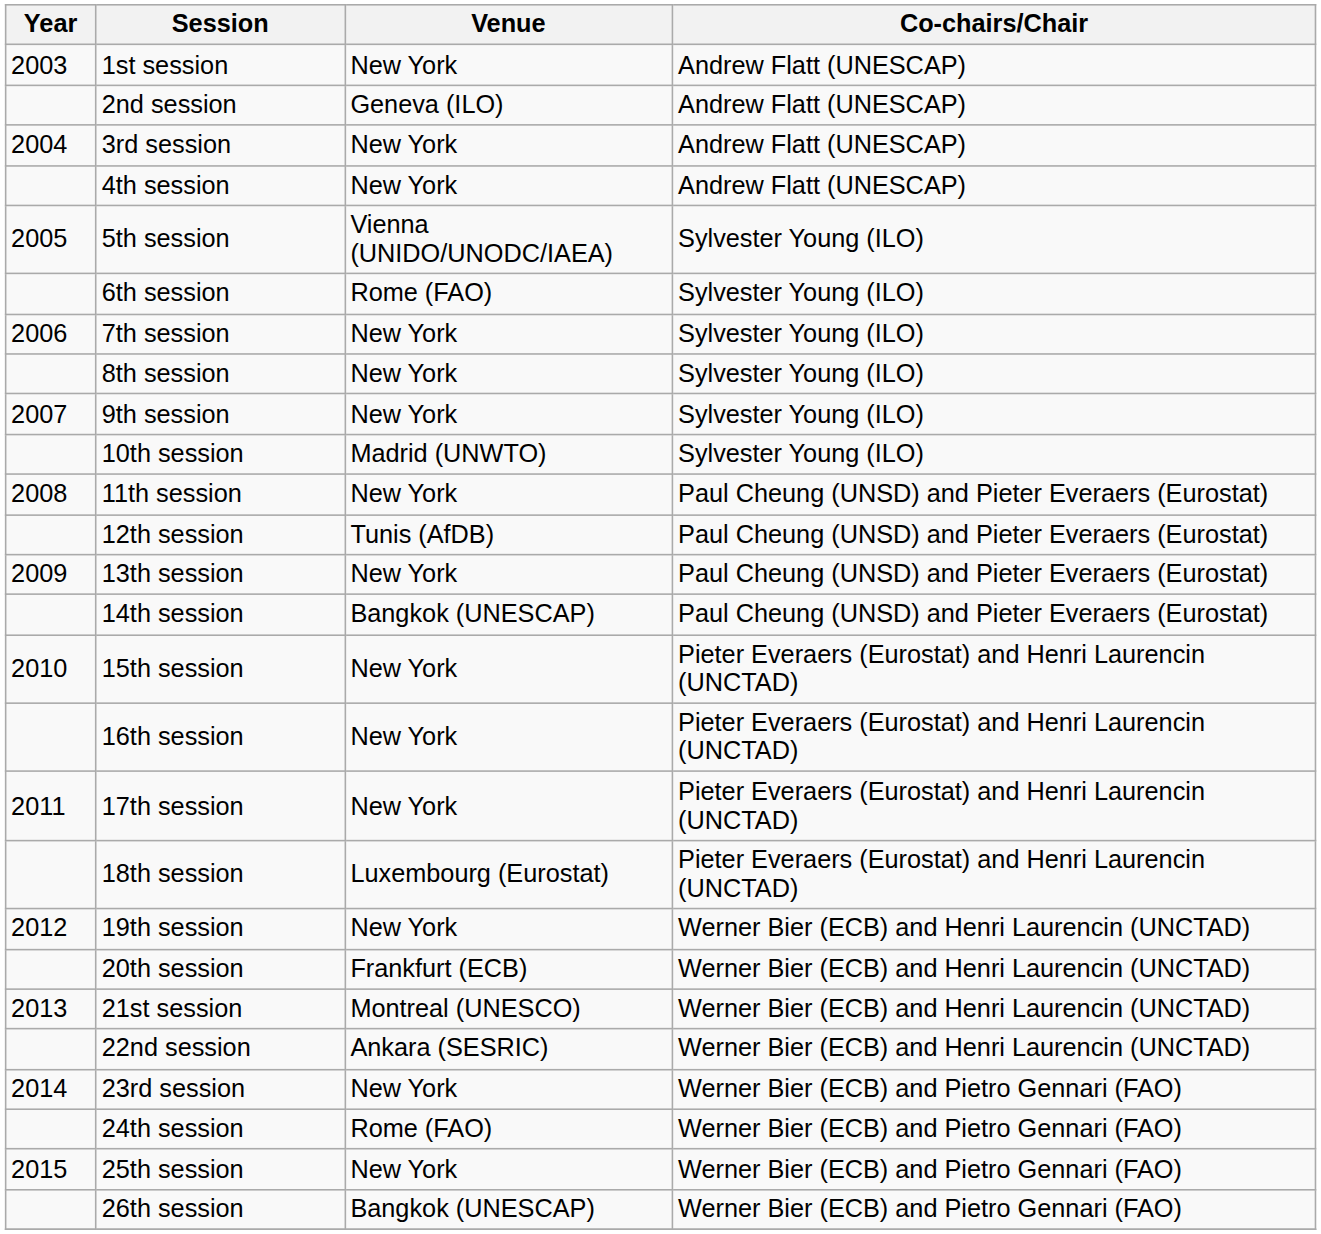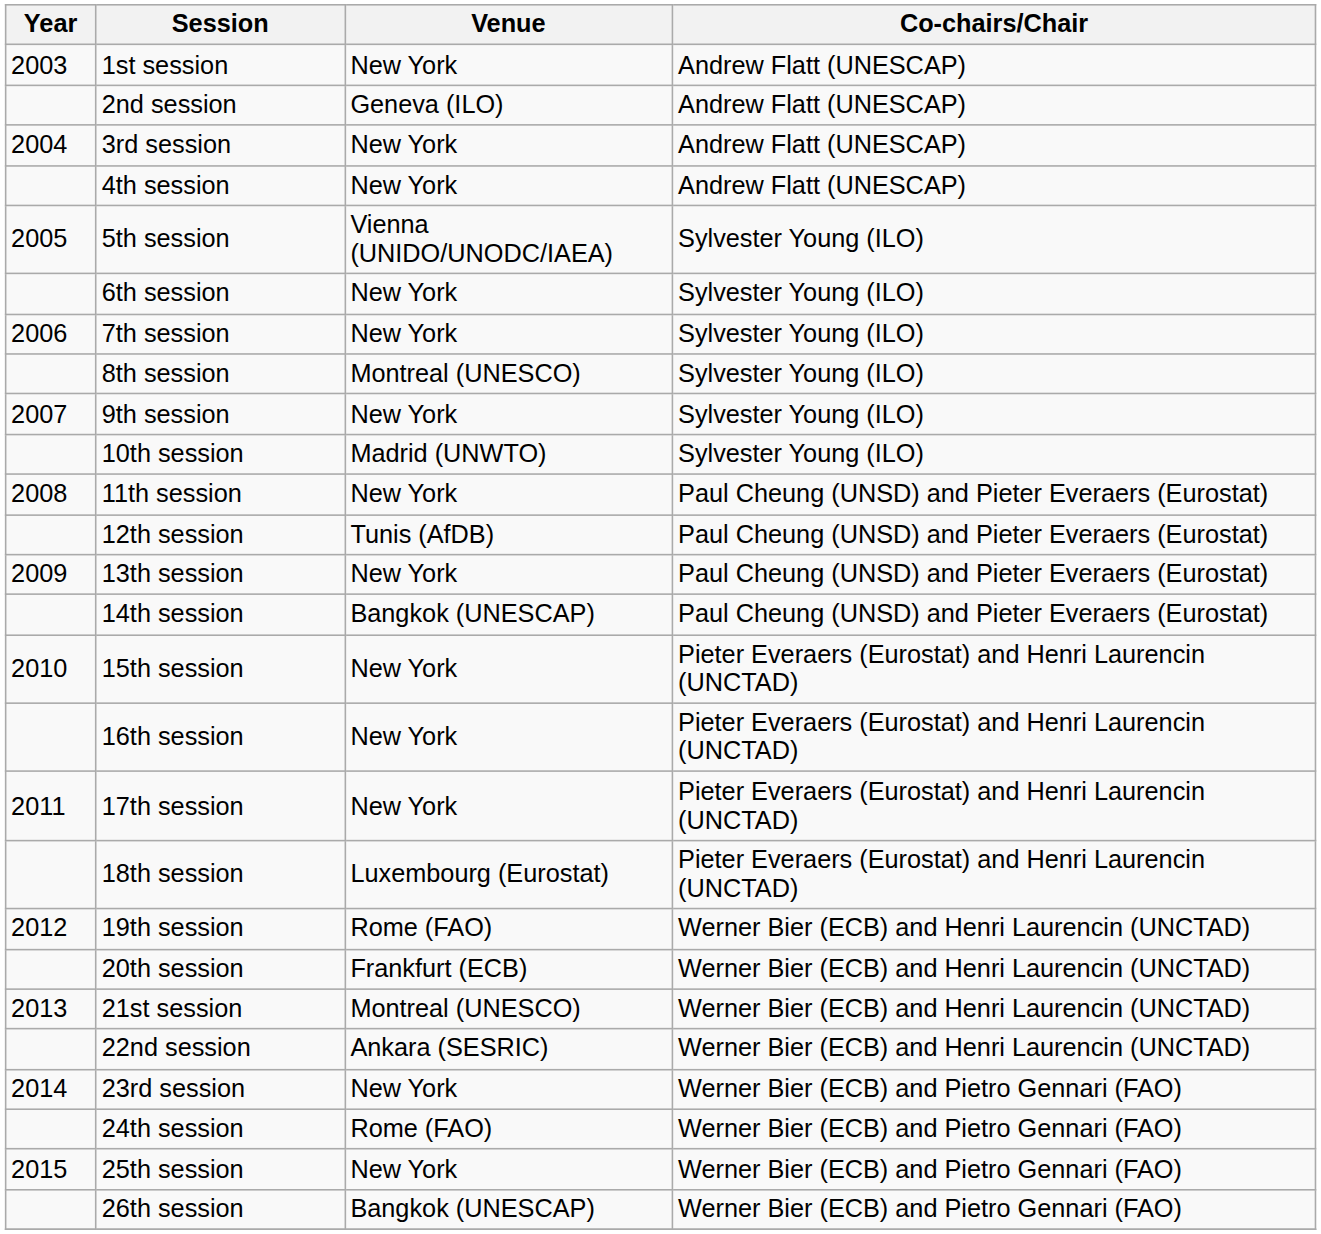(421, 293) Rome (FAO) -> (404, 293) New York
(404, 373) New York -> (466, 373) Montreal (UNESCO)
(404, 928) New York -> (421, 928) Rome (FAO)
